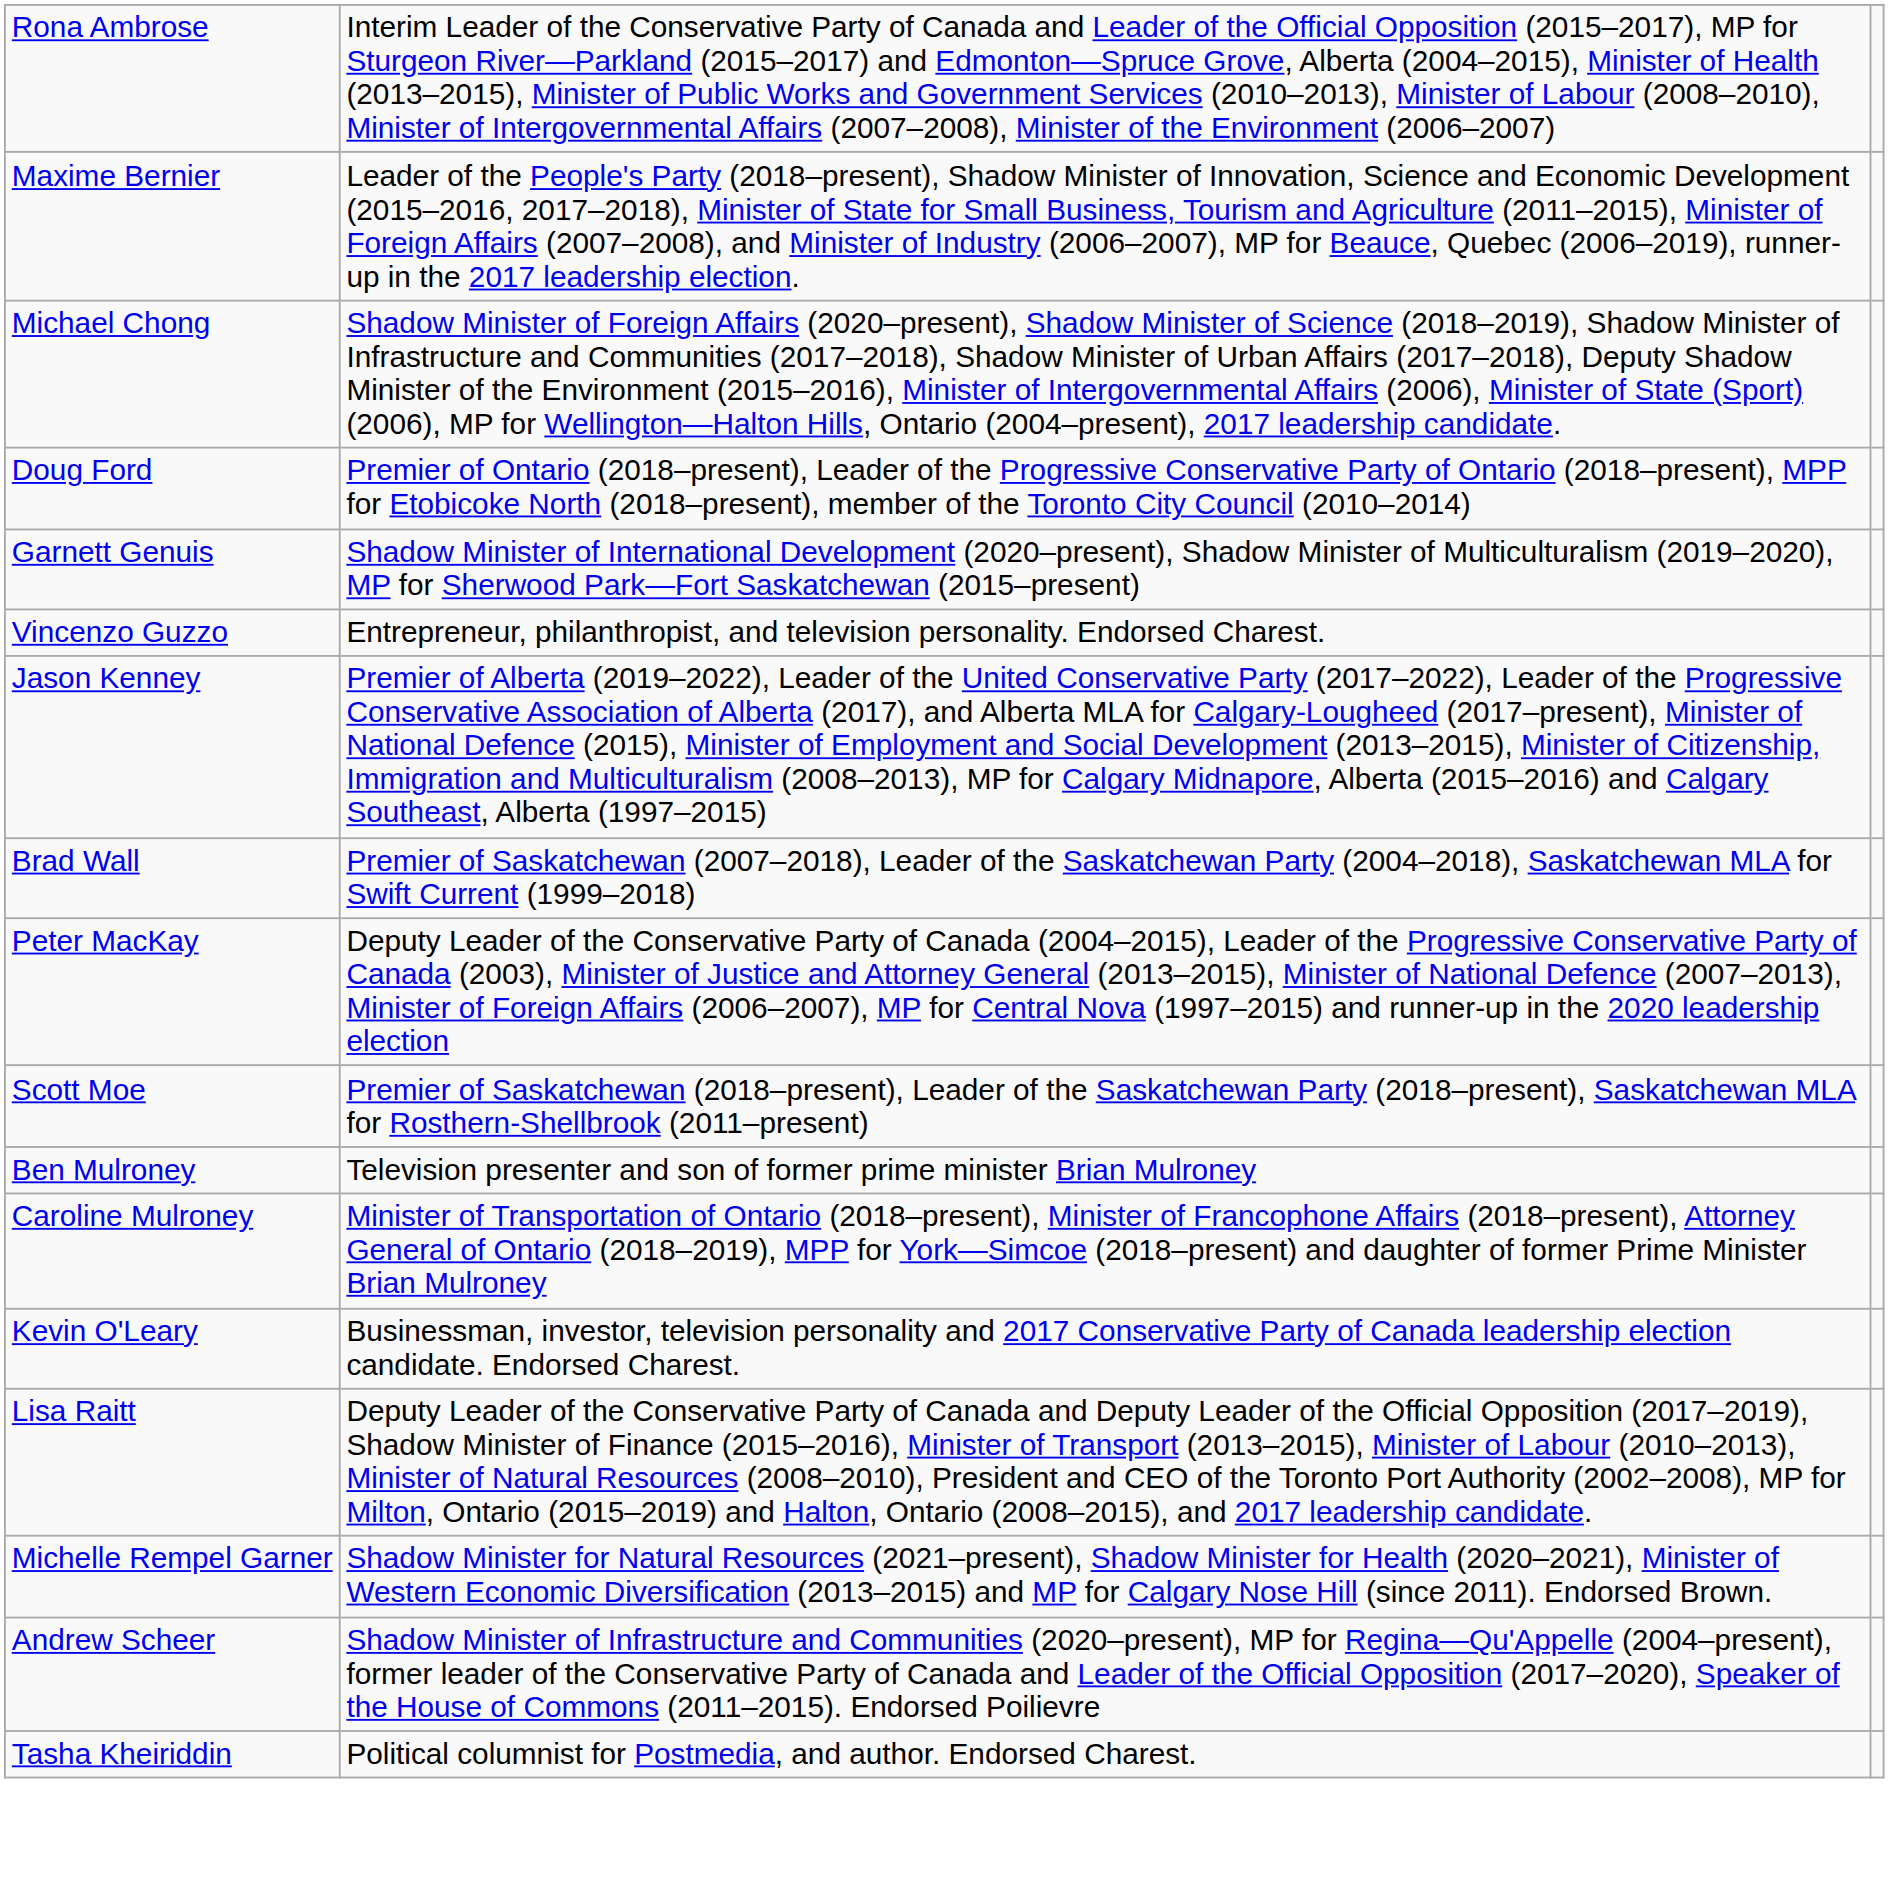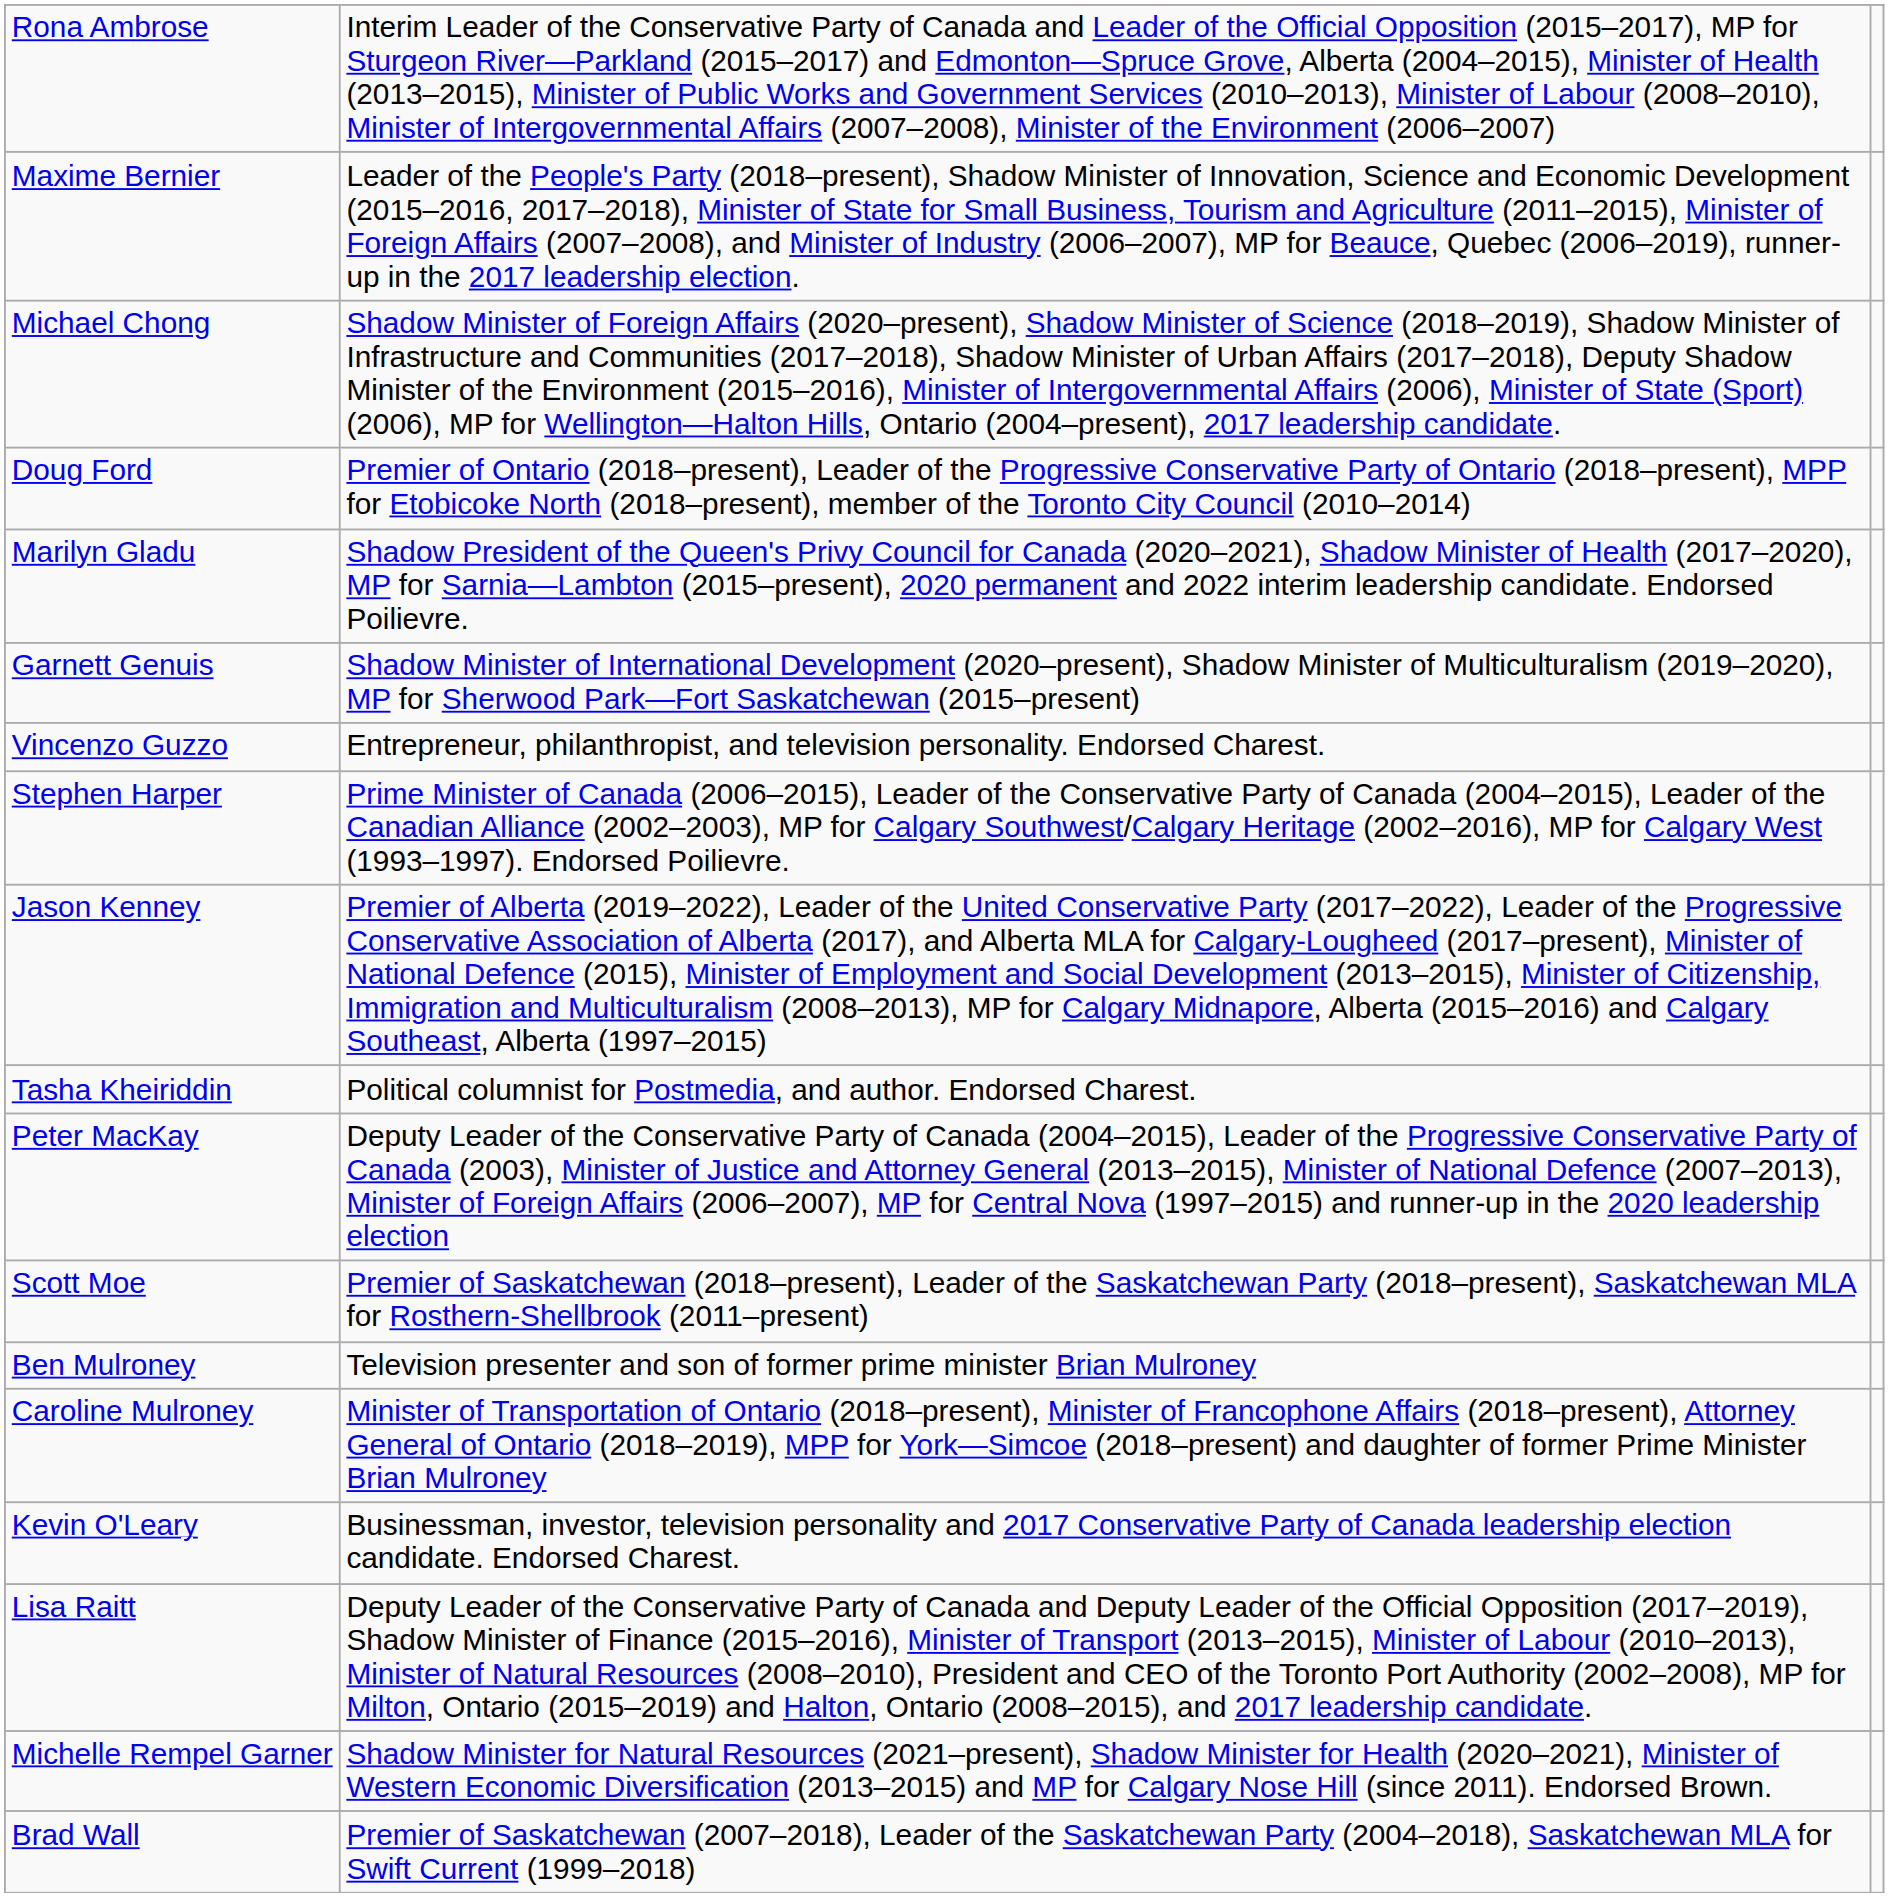+ row: (104, 551)
+ row: (117, 793)
rows swapped: (122, 1754) <-> (76, 860)
- row: (114, 1640)
